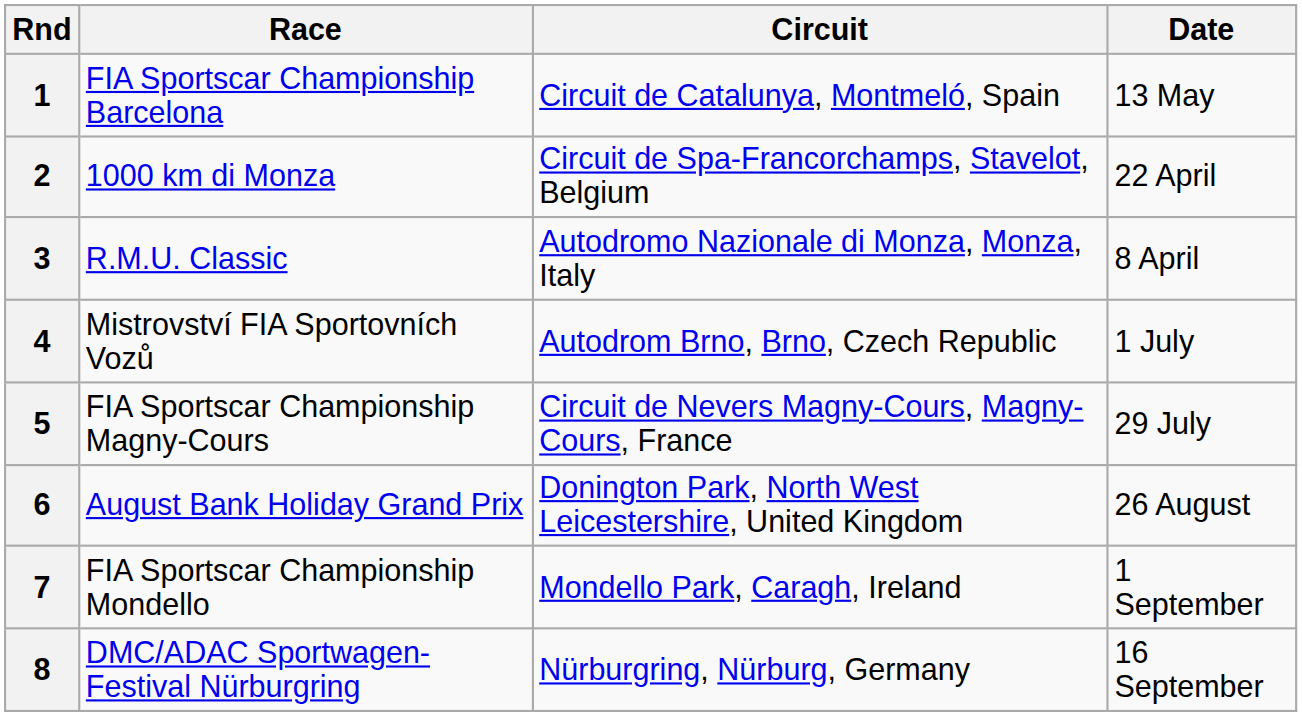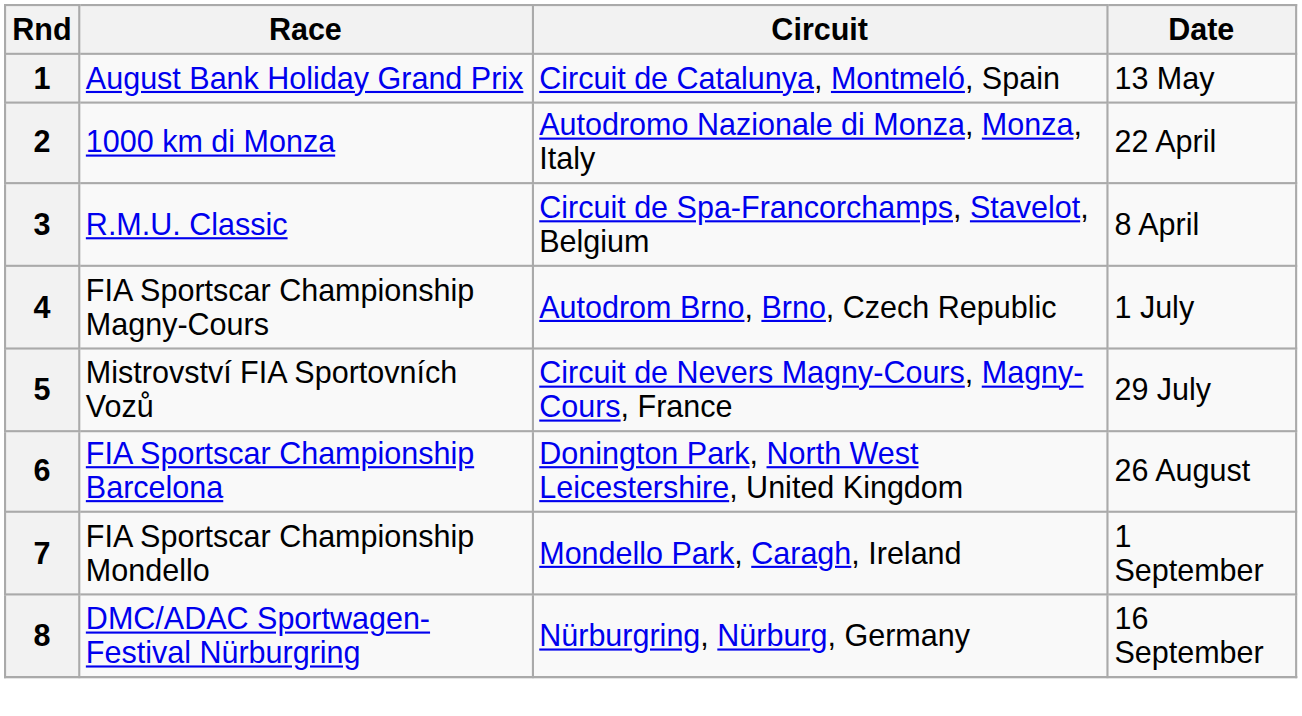(280, 95) FIA Sportscar Championship Barcelona -> (305, 78) August Bank Holiday Grand Prix
(814, 177) Circuit de Spa-Francorchamps, Stavelot, Belgium -> (811, 143) Autodromo Nazionale di Monza, Monza, Italy
(811, 259) Autodromo Nazionale di Monza, Monza, Italy -> (814, 225) Circuit de Spa-Francorchamps, Stavelot, Belgium
(272, 341) Mistrovství FIA Sportovních Vozů -> (280, 307) FIA Sportscar Championship Magny-Cours
(280, 423) FIA Sportscar Championship Magny-Cours -> (272, 389) Mistrovství FIA Sportovních Vozů
(305, 506) August Bank Holiday Grand Prix -> (280, 472) FIA Sportscar Championship Barcelona
